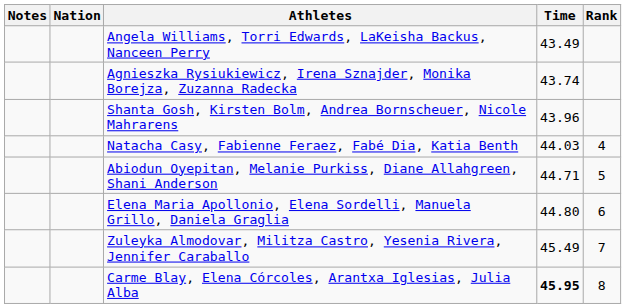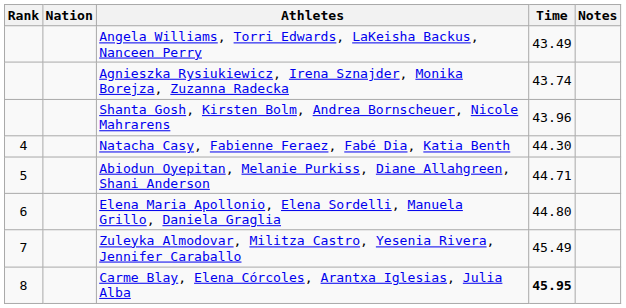columns swapped: (602, 15) <-> (27, 15)
(560, 146) 44.03 -> (552, 146) 44.30
